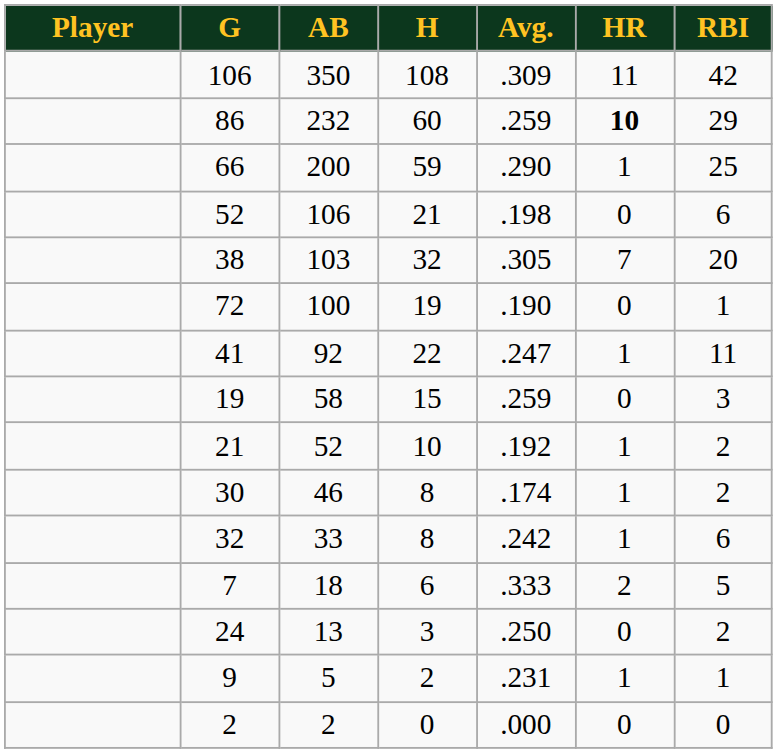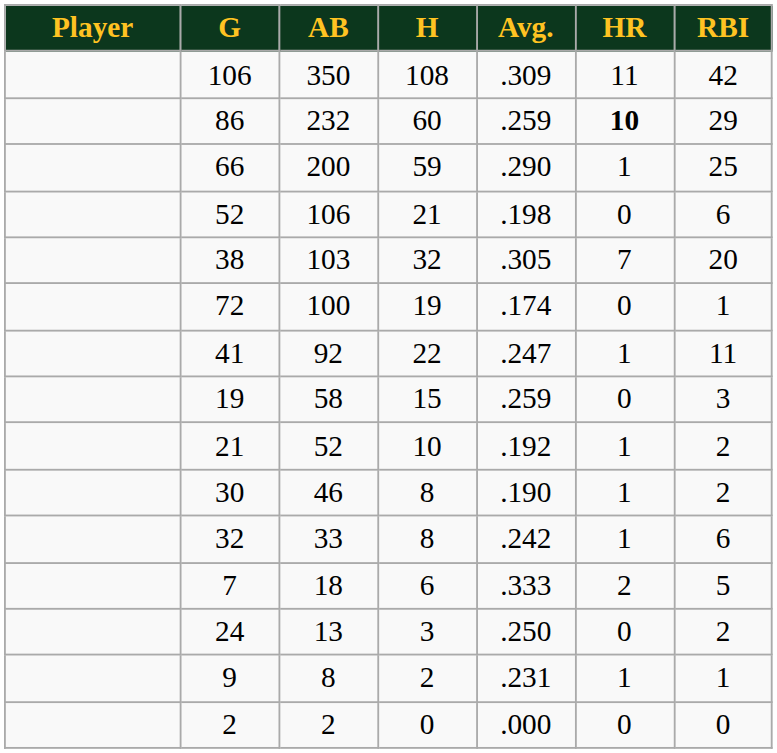(526, 306) .190 -> (526, 306) .174
(526, 492) .174 -> (526, 492) .190
(328, 677) 5 -> (328, 677) 8
